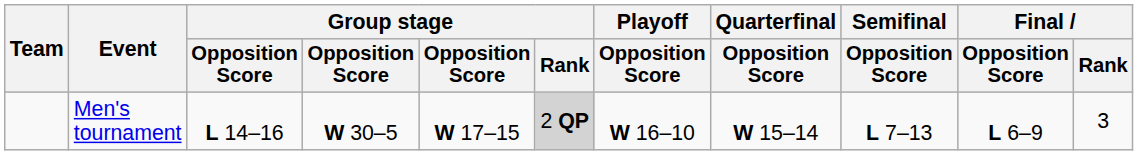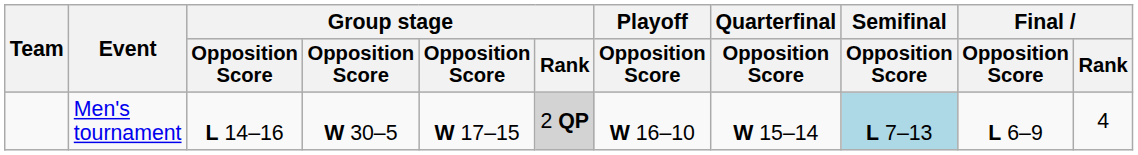(899, 133) no background -> (899, 133) lightblue background
(1103, 121) 3 -> (1103, 121) 4
